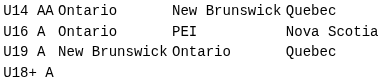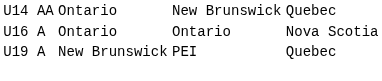(185, 32) PEI -> (201, 32) Ontario
(201, 52) Ontario -> (185, 52) PEI
- row: (29, 73)
